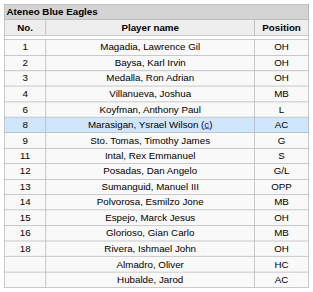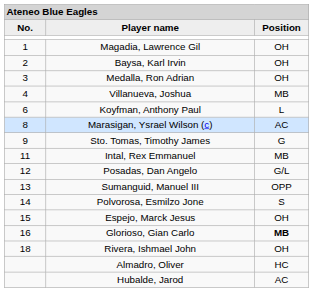(282, 156) S -> (282, 156) MB
(282, 202) MB -> (282, 202) S
(282, 233) normal -> (282, 233) bold
